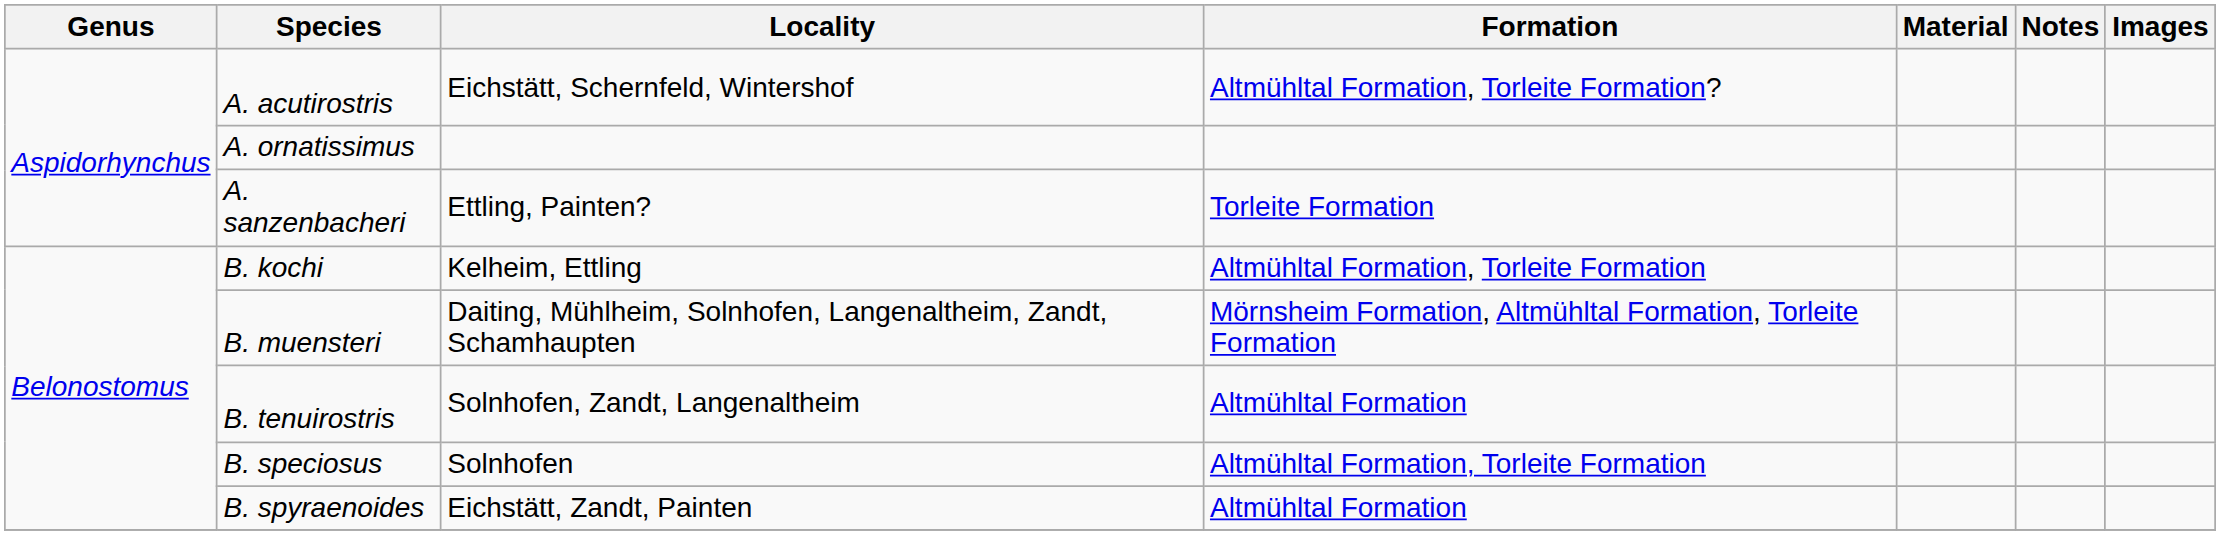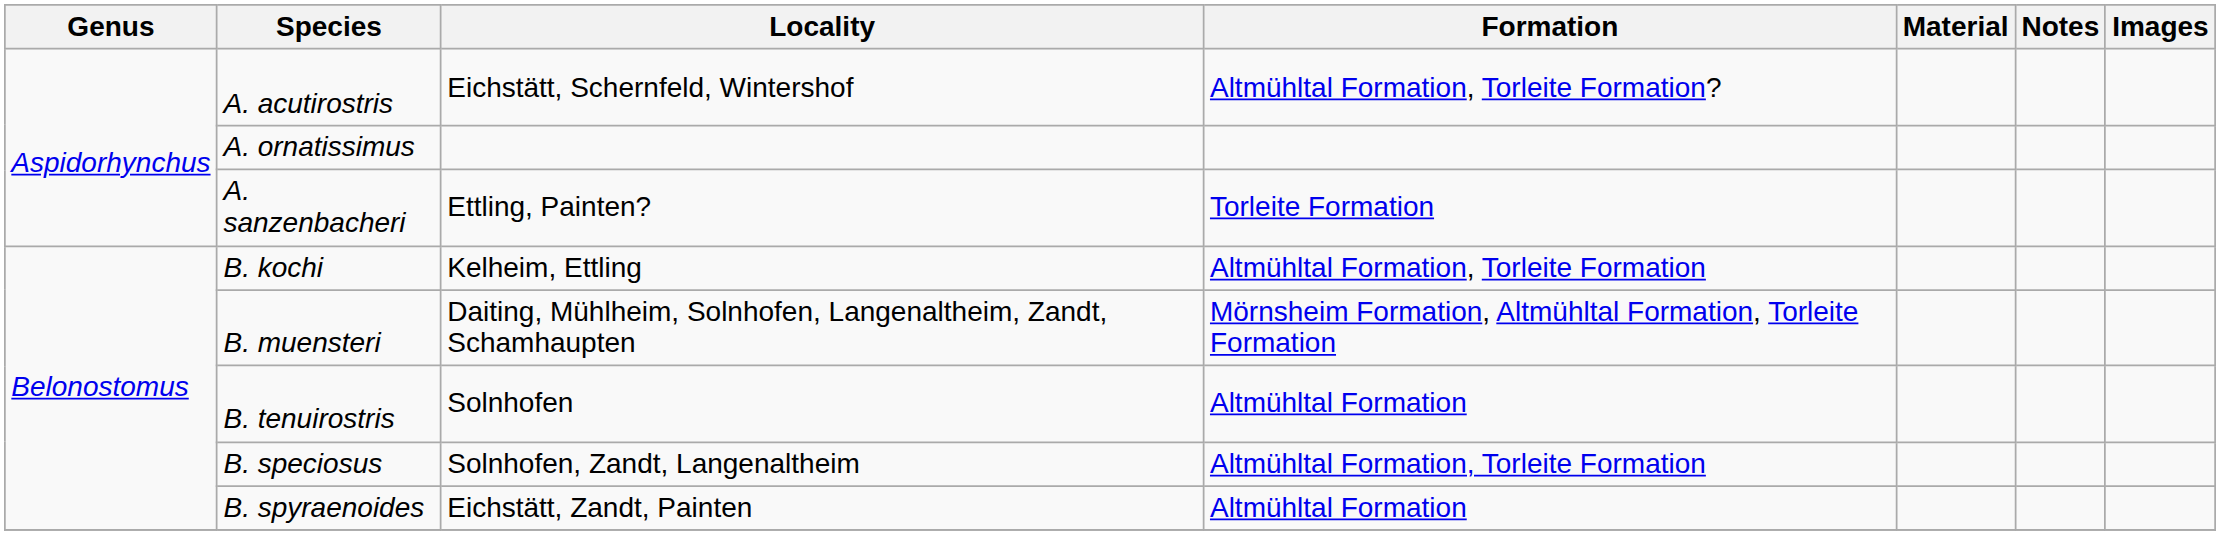(654, 403) Solnhofen, Zandt, Langenaltheim -> (510, 403) Solnhofen
(510, 463) Solnhofen -> (654, 463) Solnhofen, Zandt, Langenaltheim
